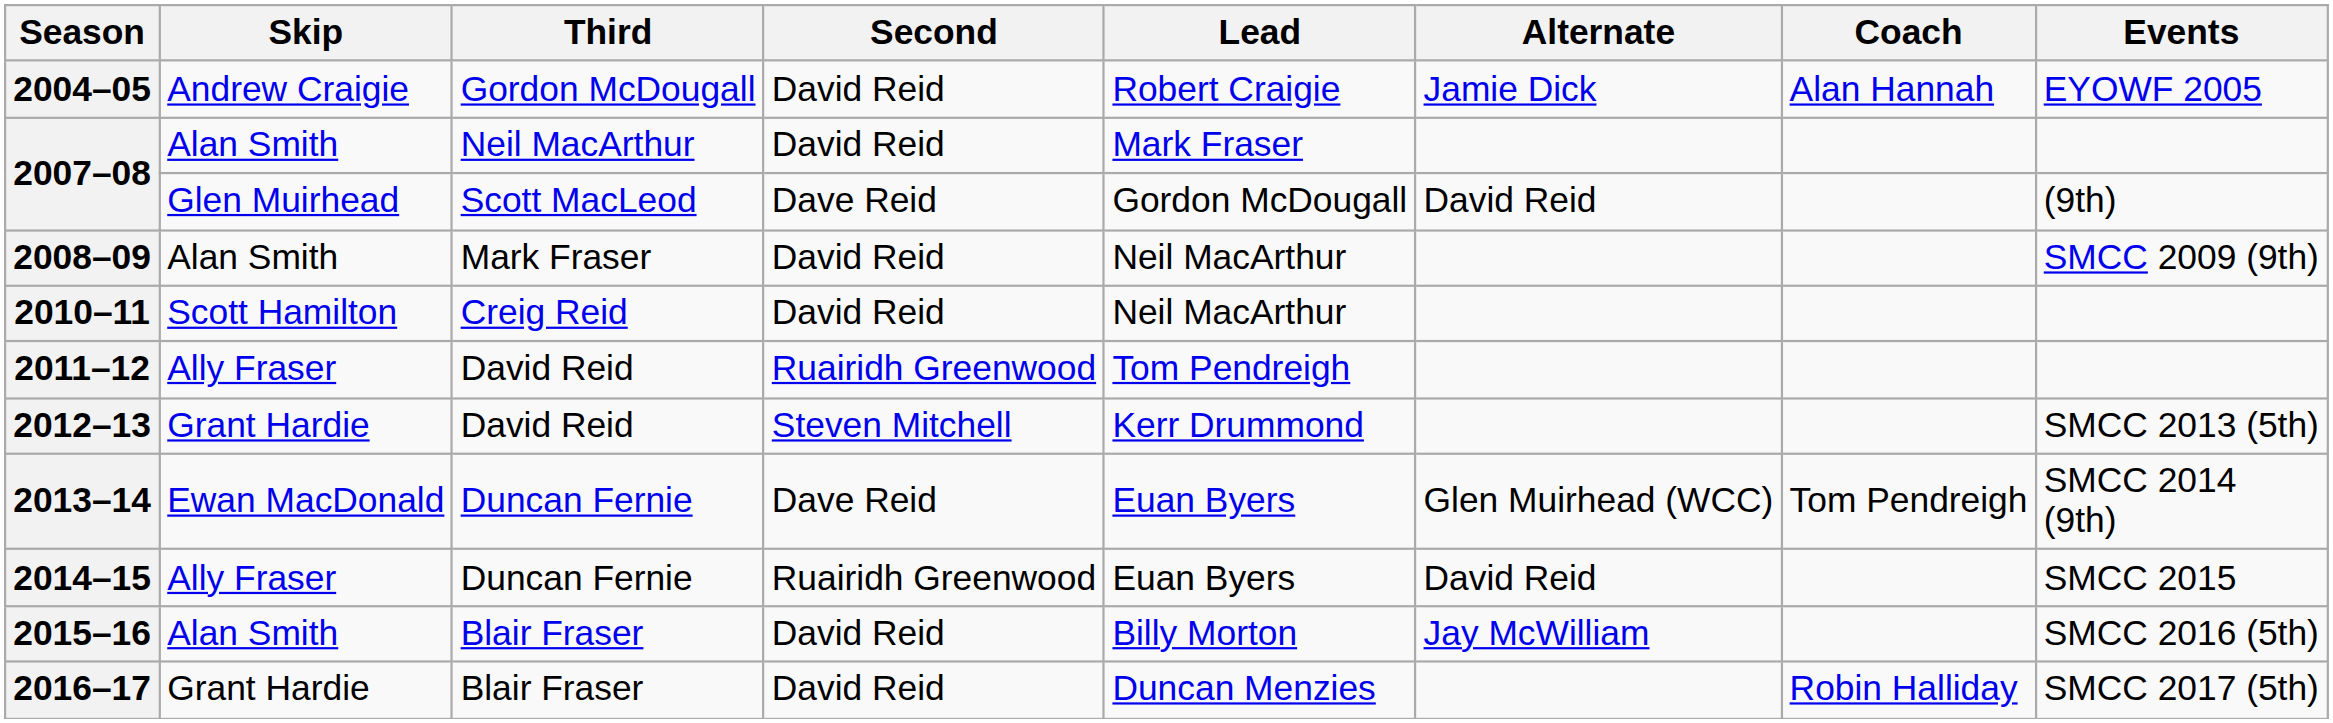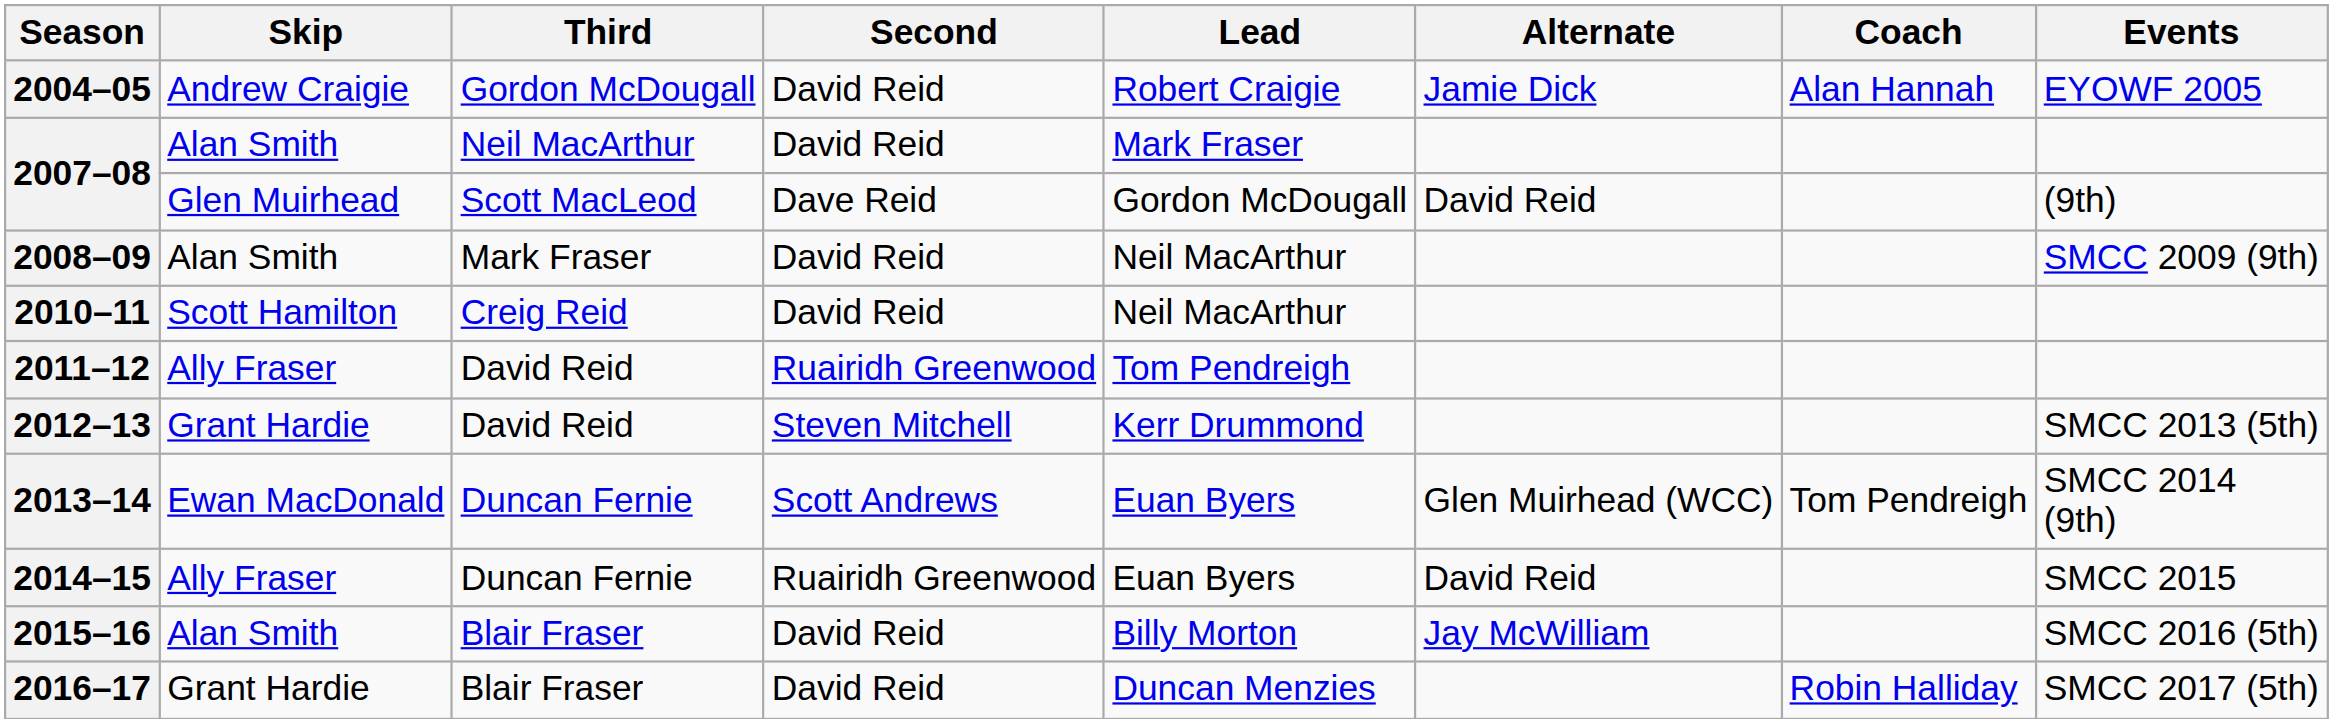(854, 501) Dave Reid -> (885, 501) Scott Andrews
